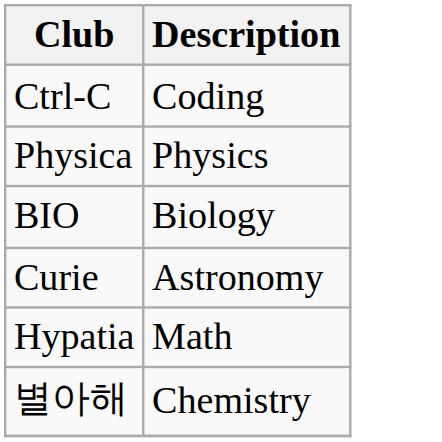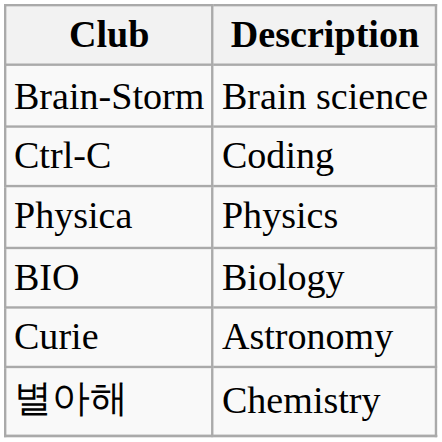+ row: (109, 95)
- row: (74, 336)
